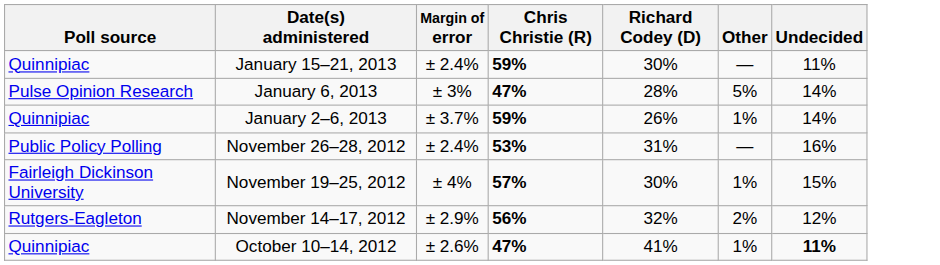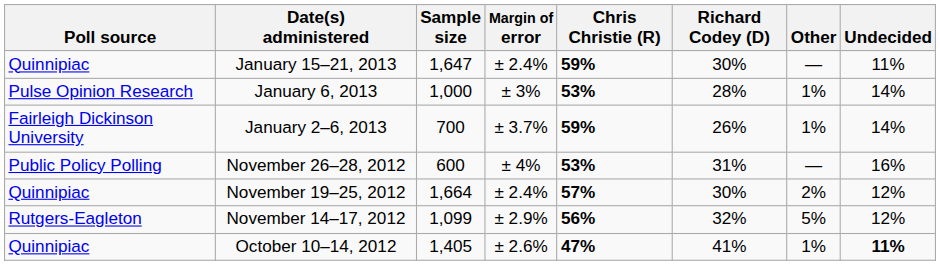+ column: (451, 27)
(509, 91) 47% -> (578, 91) 53%
(745, 91) 5% -> (814, 91) 1%
(49, 118) Quinnipiac -> (81, 128) Fairleigh Dickinson University
(452, 145) ± 2.4% -> (521, 165) ± 4%
(81, 182) Fairleigh Dickinson University -> (49, 192) Quinnipiac
(452, 182) ± 4% -> (521, 192) ± 2.4%
(745, 182) 1% -> (814, 192) 2%
(819, 182) 15% -> (888, 192) 12%
(745, 219) 2% -> (814, 219) 5%
